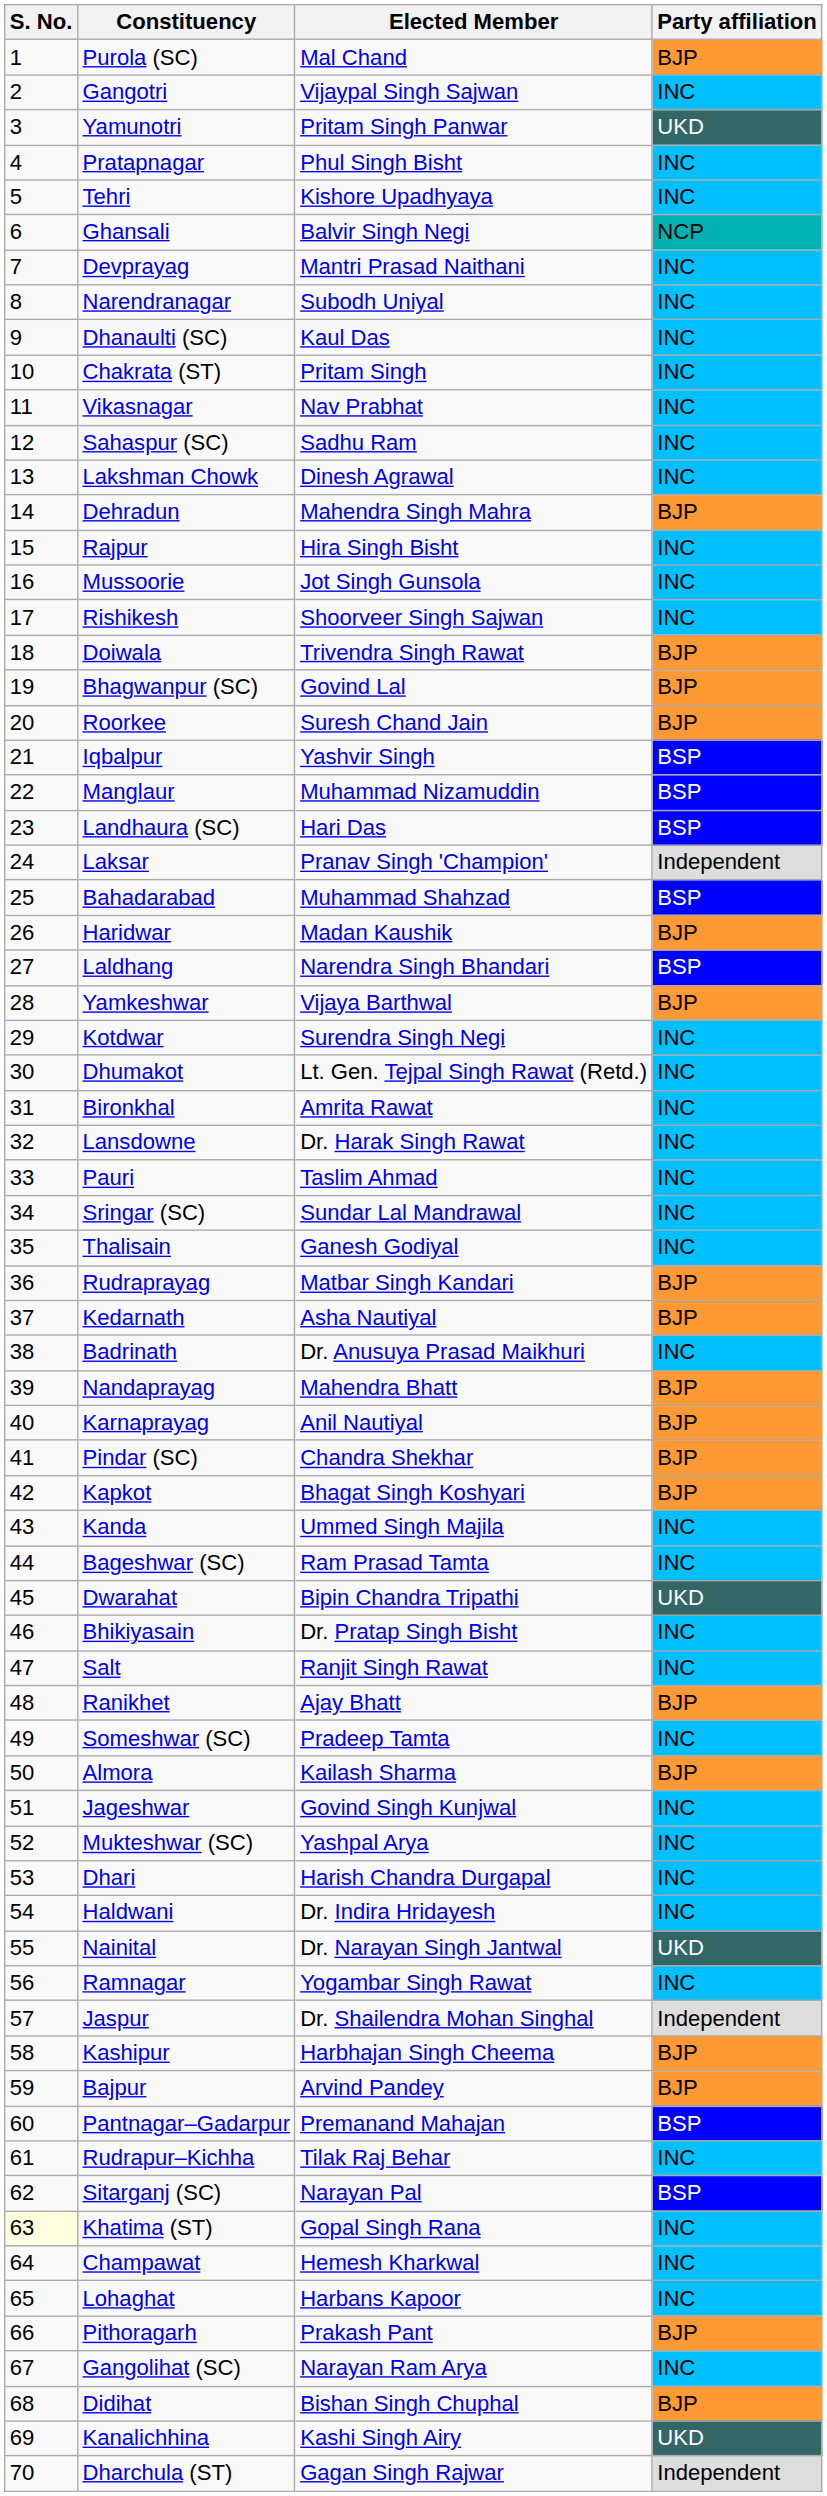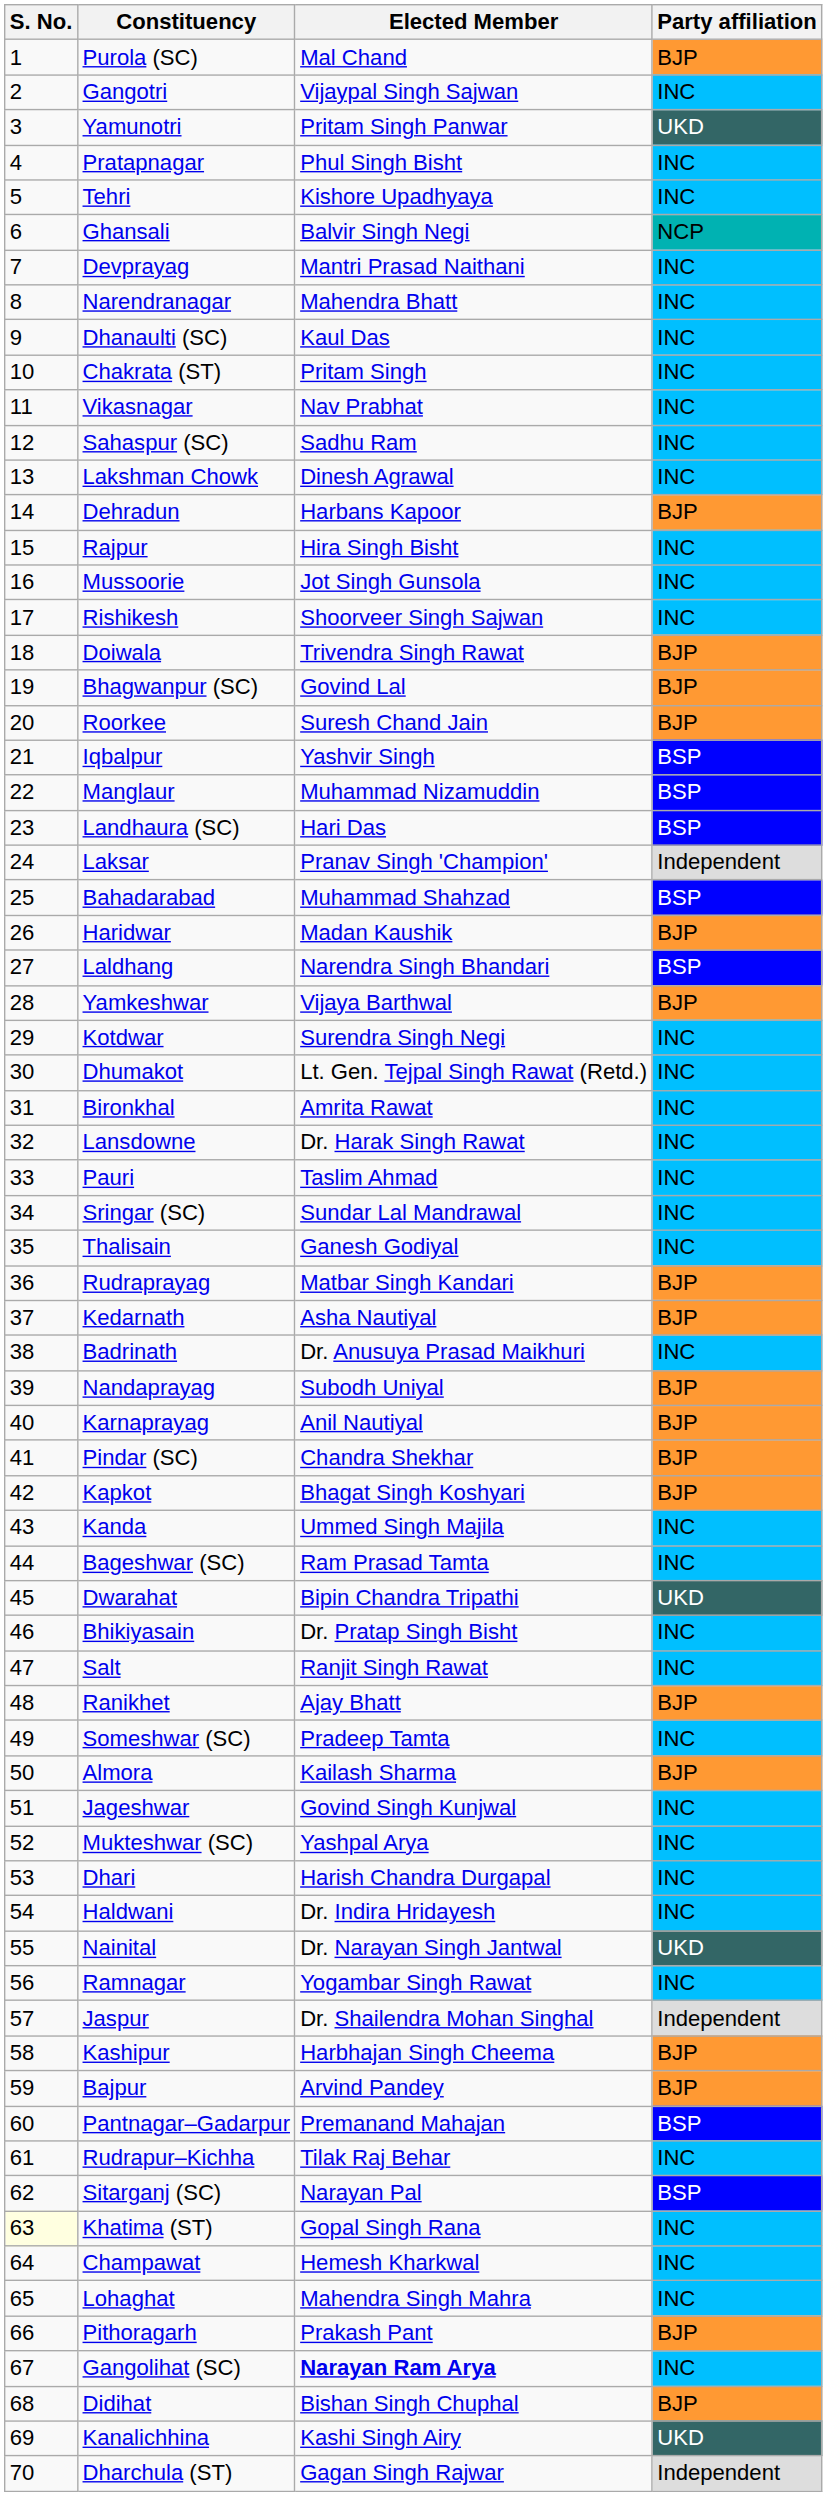(372, 302) Subodh Uniyal -> (379, 302) Mahendra Bhatt
(416, 512) Mahendra Singh Mahra -> (381, 512) Harbans Kapoor
(379, 1387) Mahendra Bhatt -> (372, 1387) Subodh Uniyal
(381, 2298) Harbans Kapoor -> (416, 2298) Mahendra Singh Mahra
(393, 2368) normal -> (398, 2368) bold
